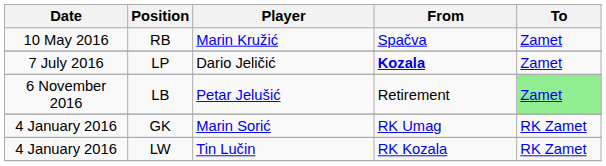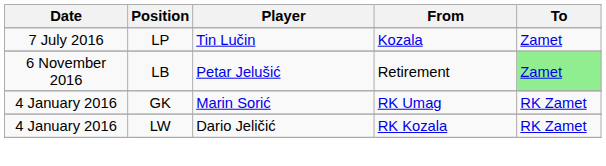- row: (160, 40)
(236, 63) Dario Jeličić -> (226, 40) Tin Lučin
(401, 63) bold -> (400, 40) normal
(226, 150) Tin Lučin -> (236, 126) Dario Jeličić
